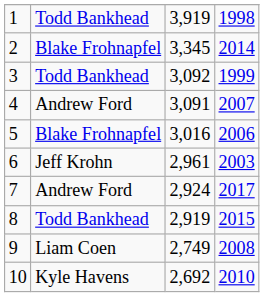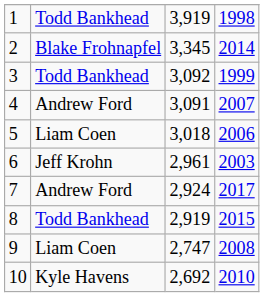(98, 133) Blake Frohnapfel -> (76, 133) Liam Coen
(190, 133) 3,016 -> (190, 133) 3,018
(190, 248) 2,749 -> (190, 248) 2,747
